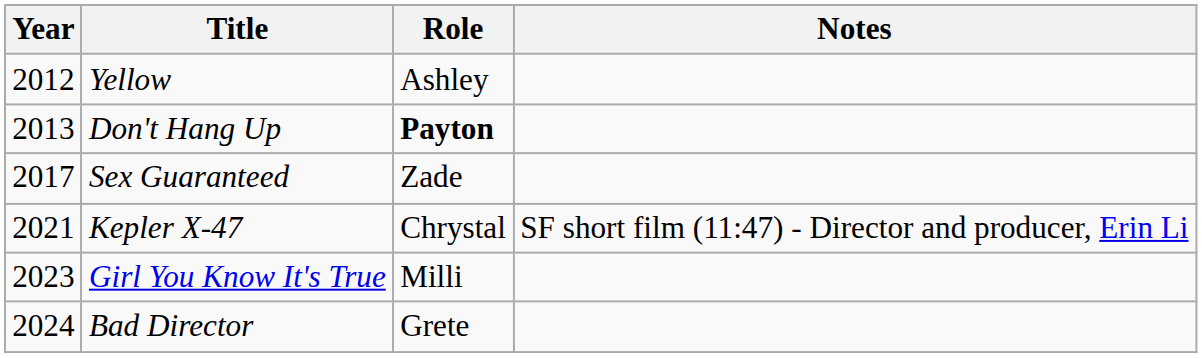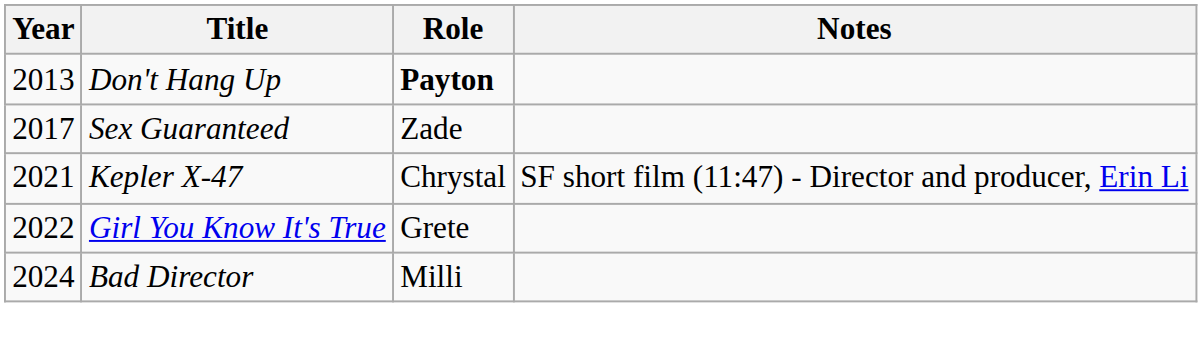- row: (130, 78)
(43, 276) 2023 -> (43, 227) 2022
(431, 276) Milli -> (435, 227) Grete
(435, 326) Grete -> (431, 276) Milli
